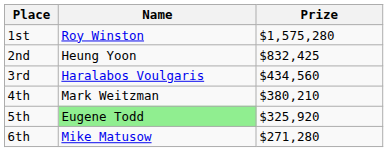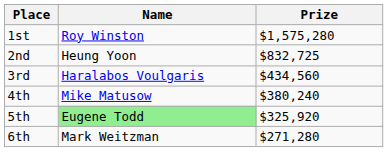(289, 55) $832,425 -> (289, 55) $832,725
(110, 96) Mark Weitzman -> (106, 96) Mike Matusow
(289, 96) $380,210 -> (289, 96) $380,240
(106, 137) Mike Matusow -> (110, 137) Mark Weitzman
